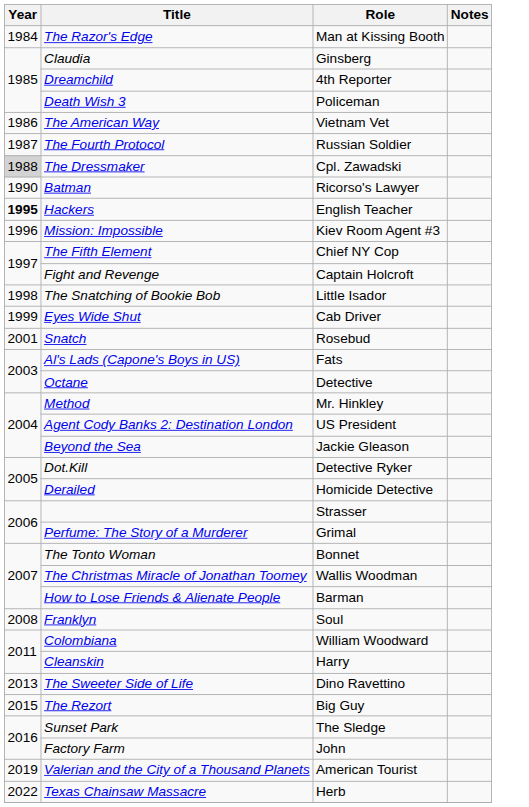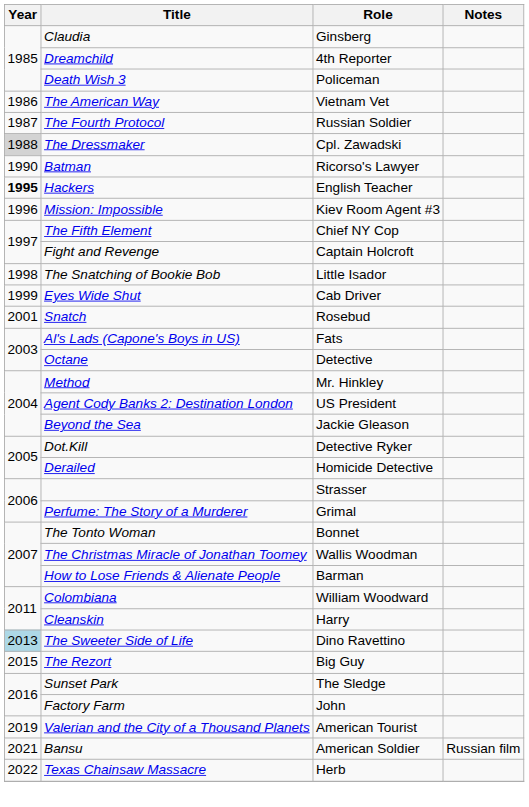- row: (98, 36)
- row: (70, 619)
(23, 683) no background -> (23, 640) lightblue background
+ row: (63, 748)
